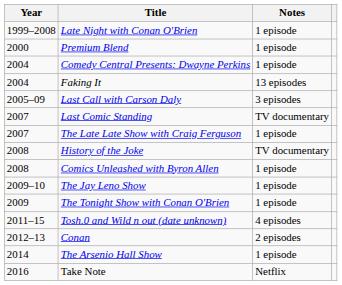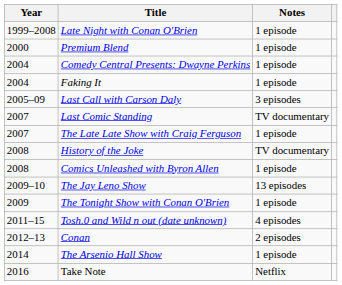(281, 82) 13 episodes -> (276, 82) 1 episode
(276, 185) 1 episode -> (281, 185) 13 episodes
